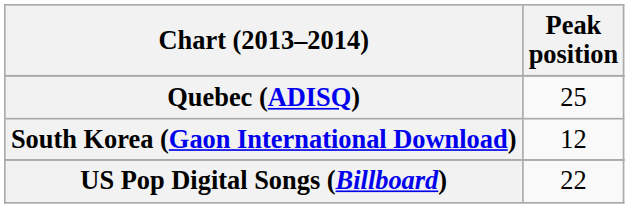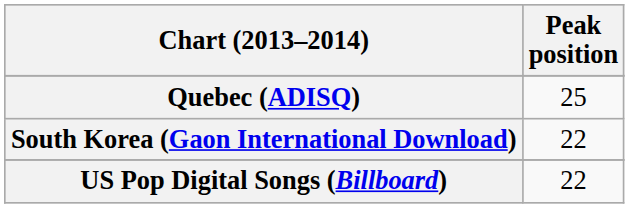(573, 138) 12 -> (573, 138) 22
